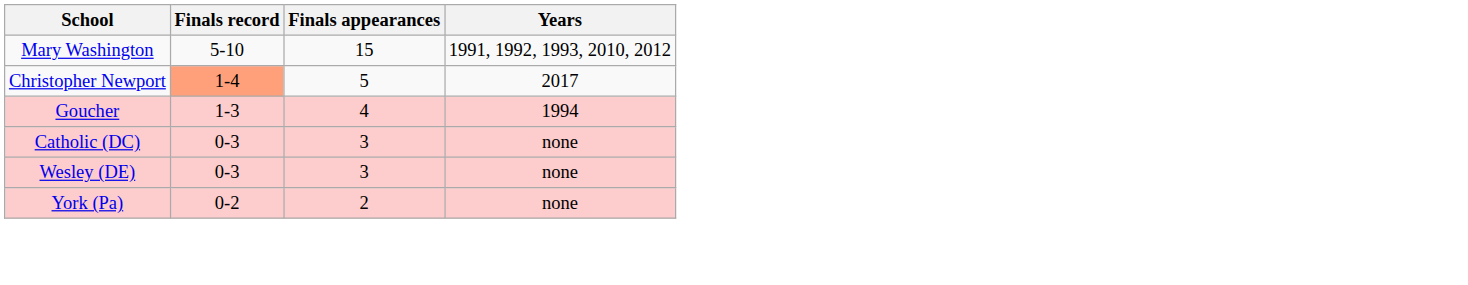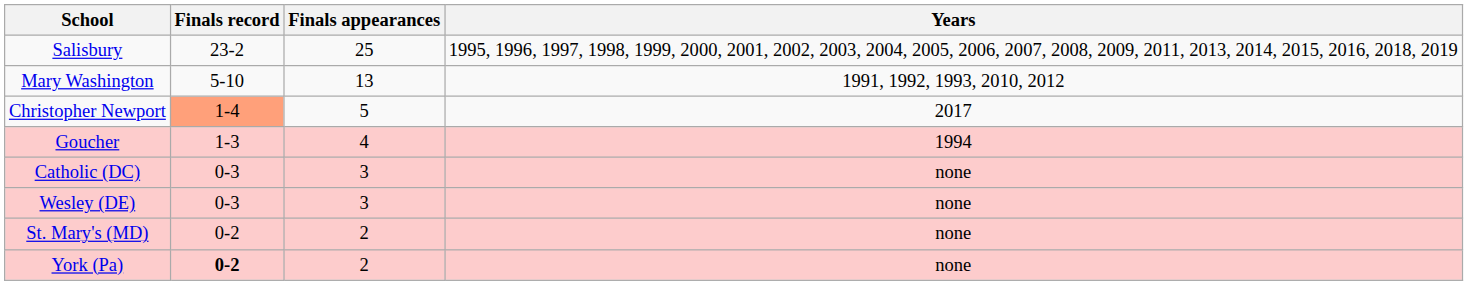+ row: (87, 50)
(364, 50) 15 -> (364, 81) 13
+ row: (87, 234)
(227, 203) normal -> (227, 264) bold
